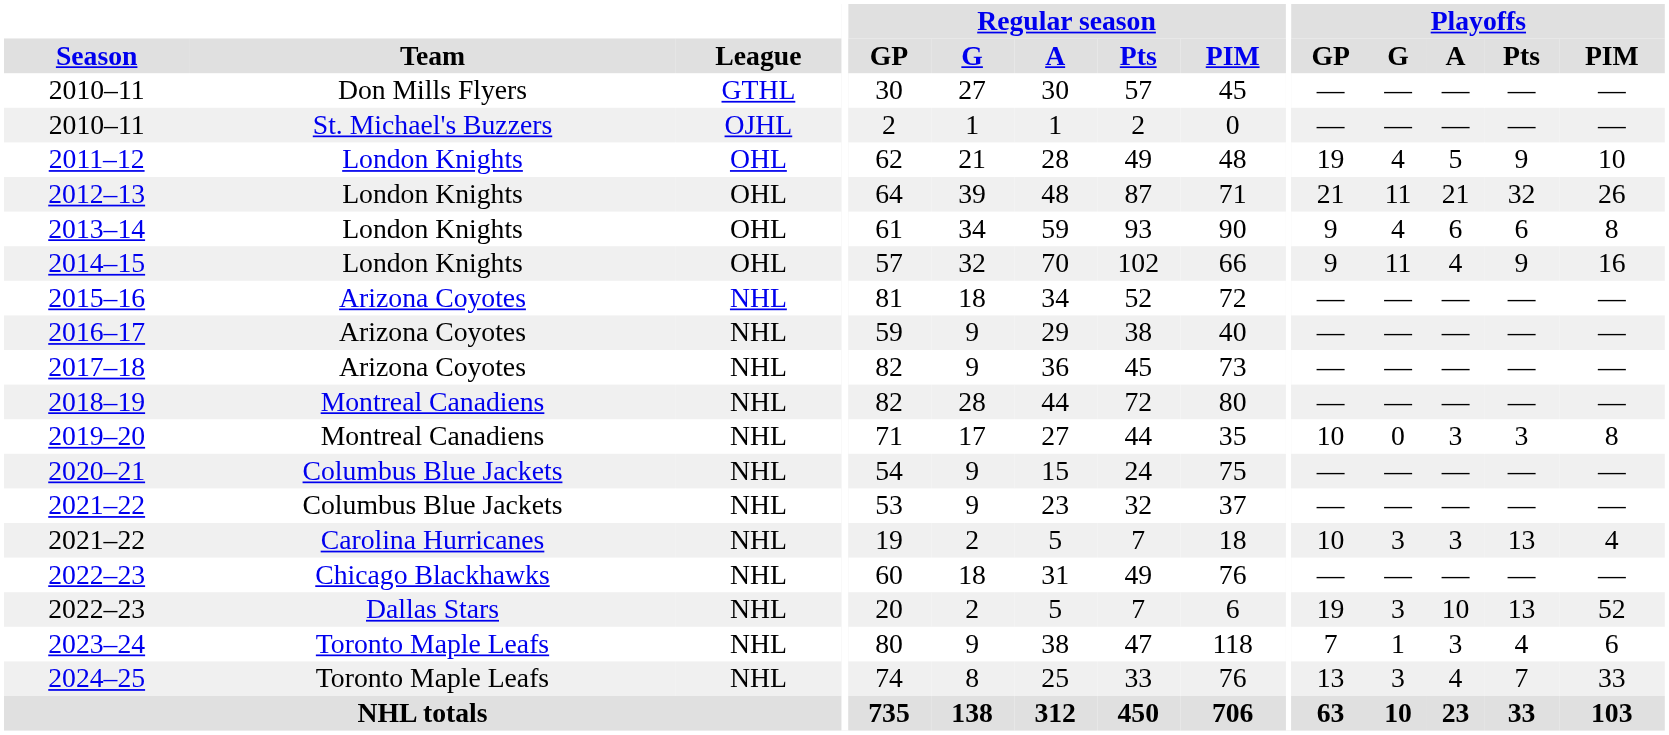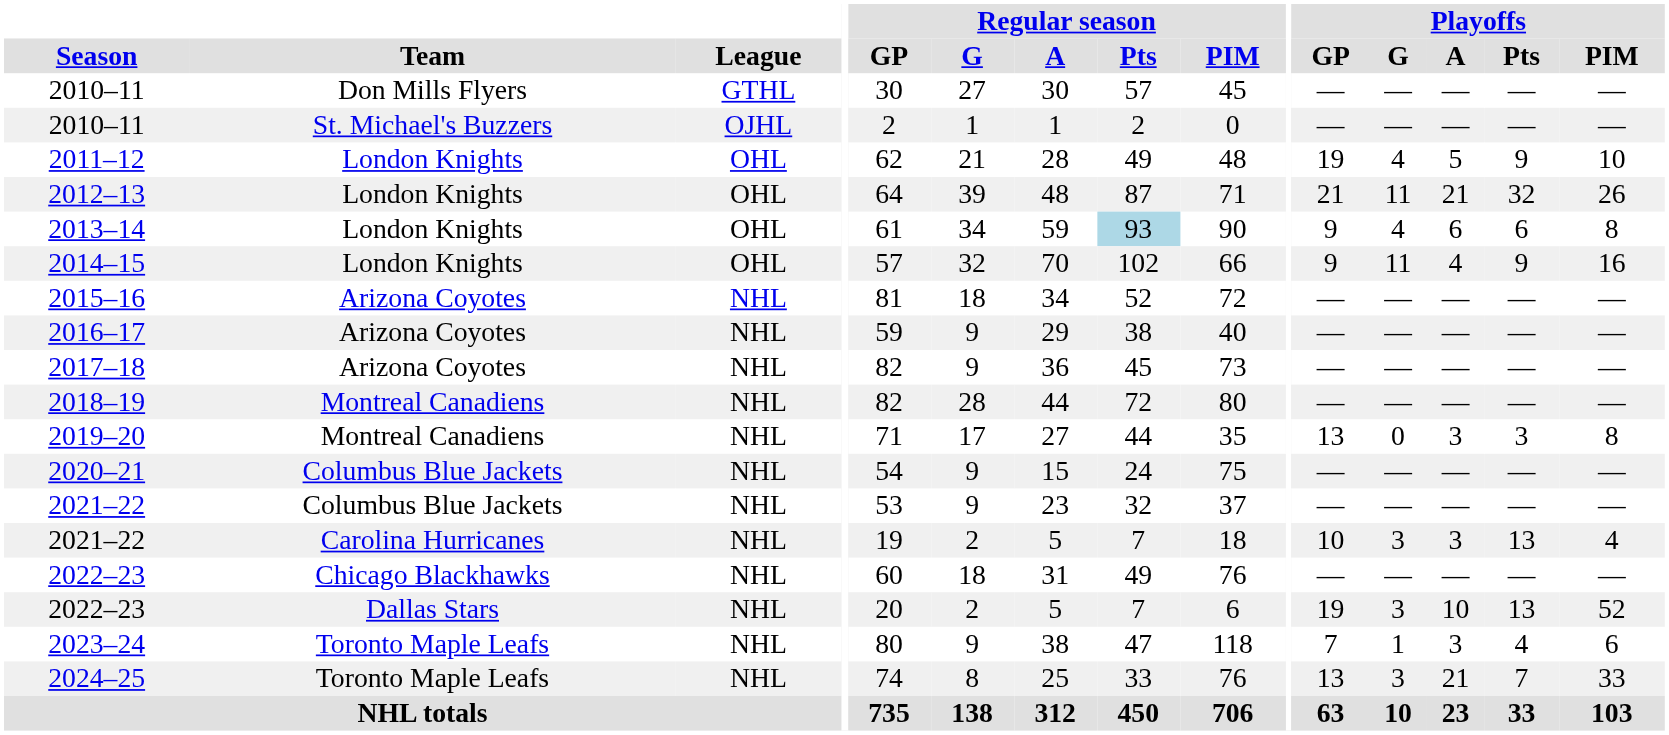(1138, 228) no background -> (1138, 228) lightblue background
(1331, 436) 10 -> (1331, 436) 13
(1456, 678) 4 -> (1456, 678) 21
